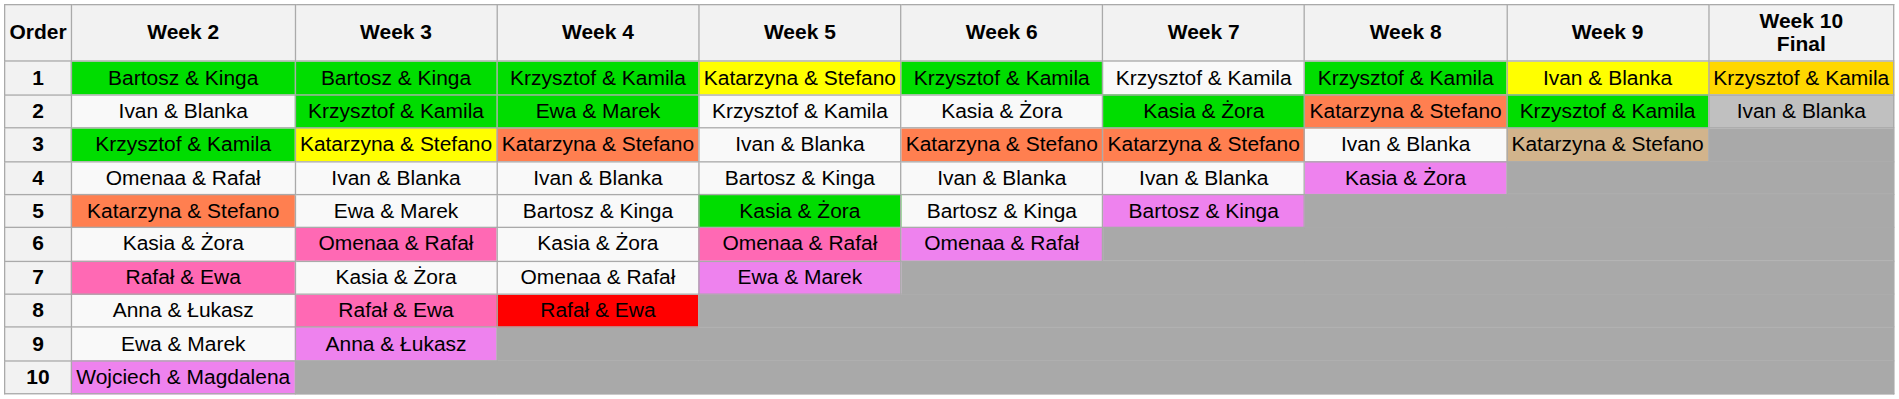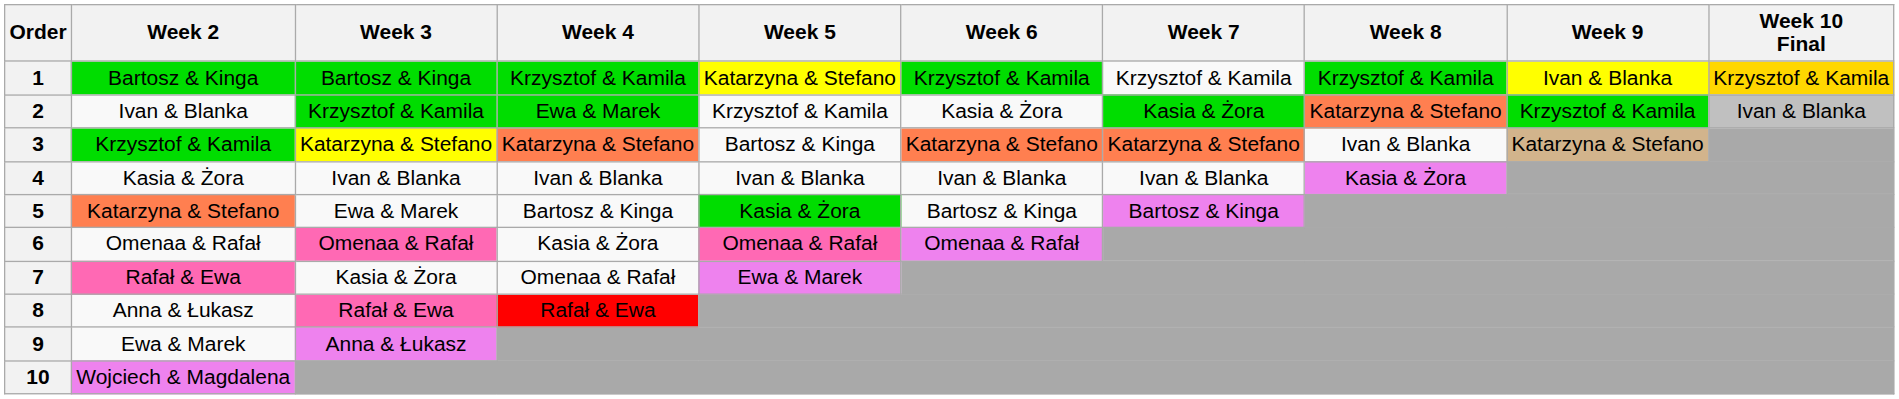(800, 144) Ivan & Blanka -> (800, 144) Bartosz & Kinga
(183, 177) Omenaa & Rafał -> (183, 177) Kasia & Żora
(800, 177) Bartosz & Kinga -> (800, 177) Ivan & Blanka
(183, 244) Kasia & Żora -> (183, 244) Omenaa & Rafał
